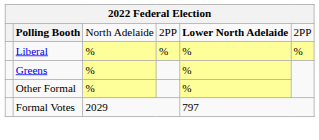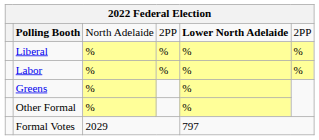+ row: (29, 69)
